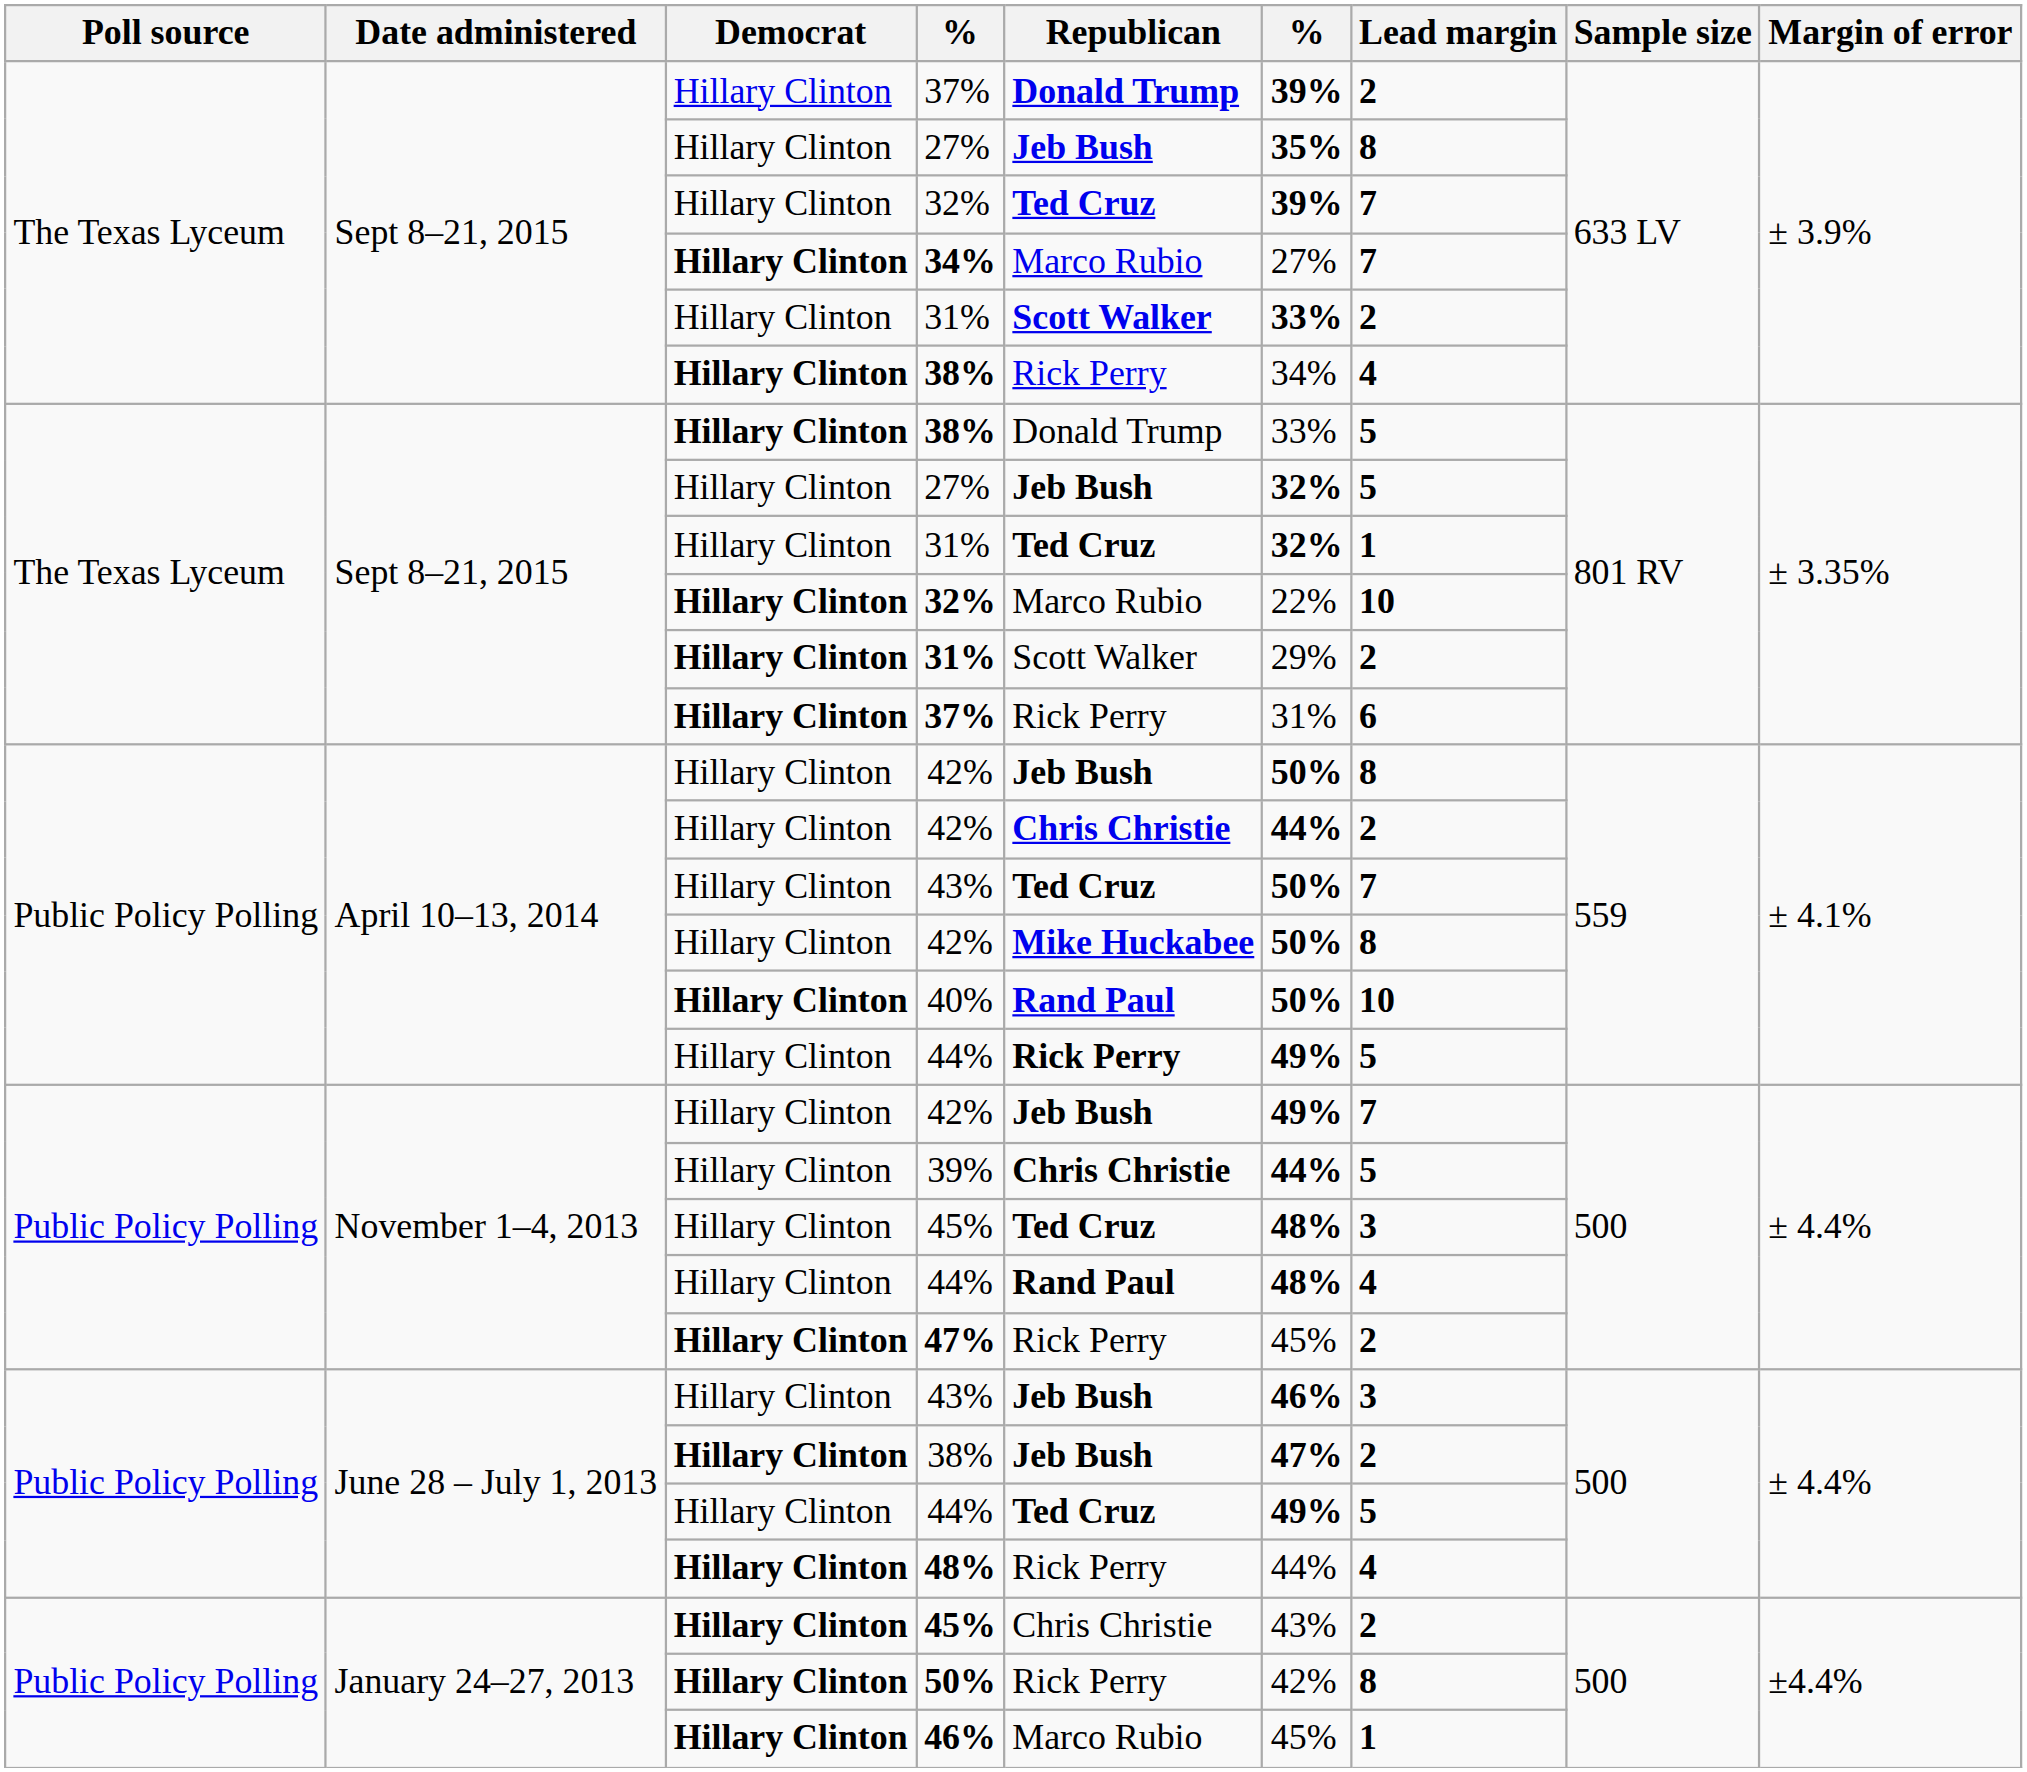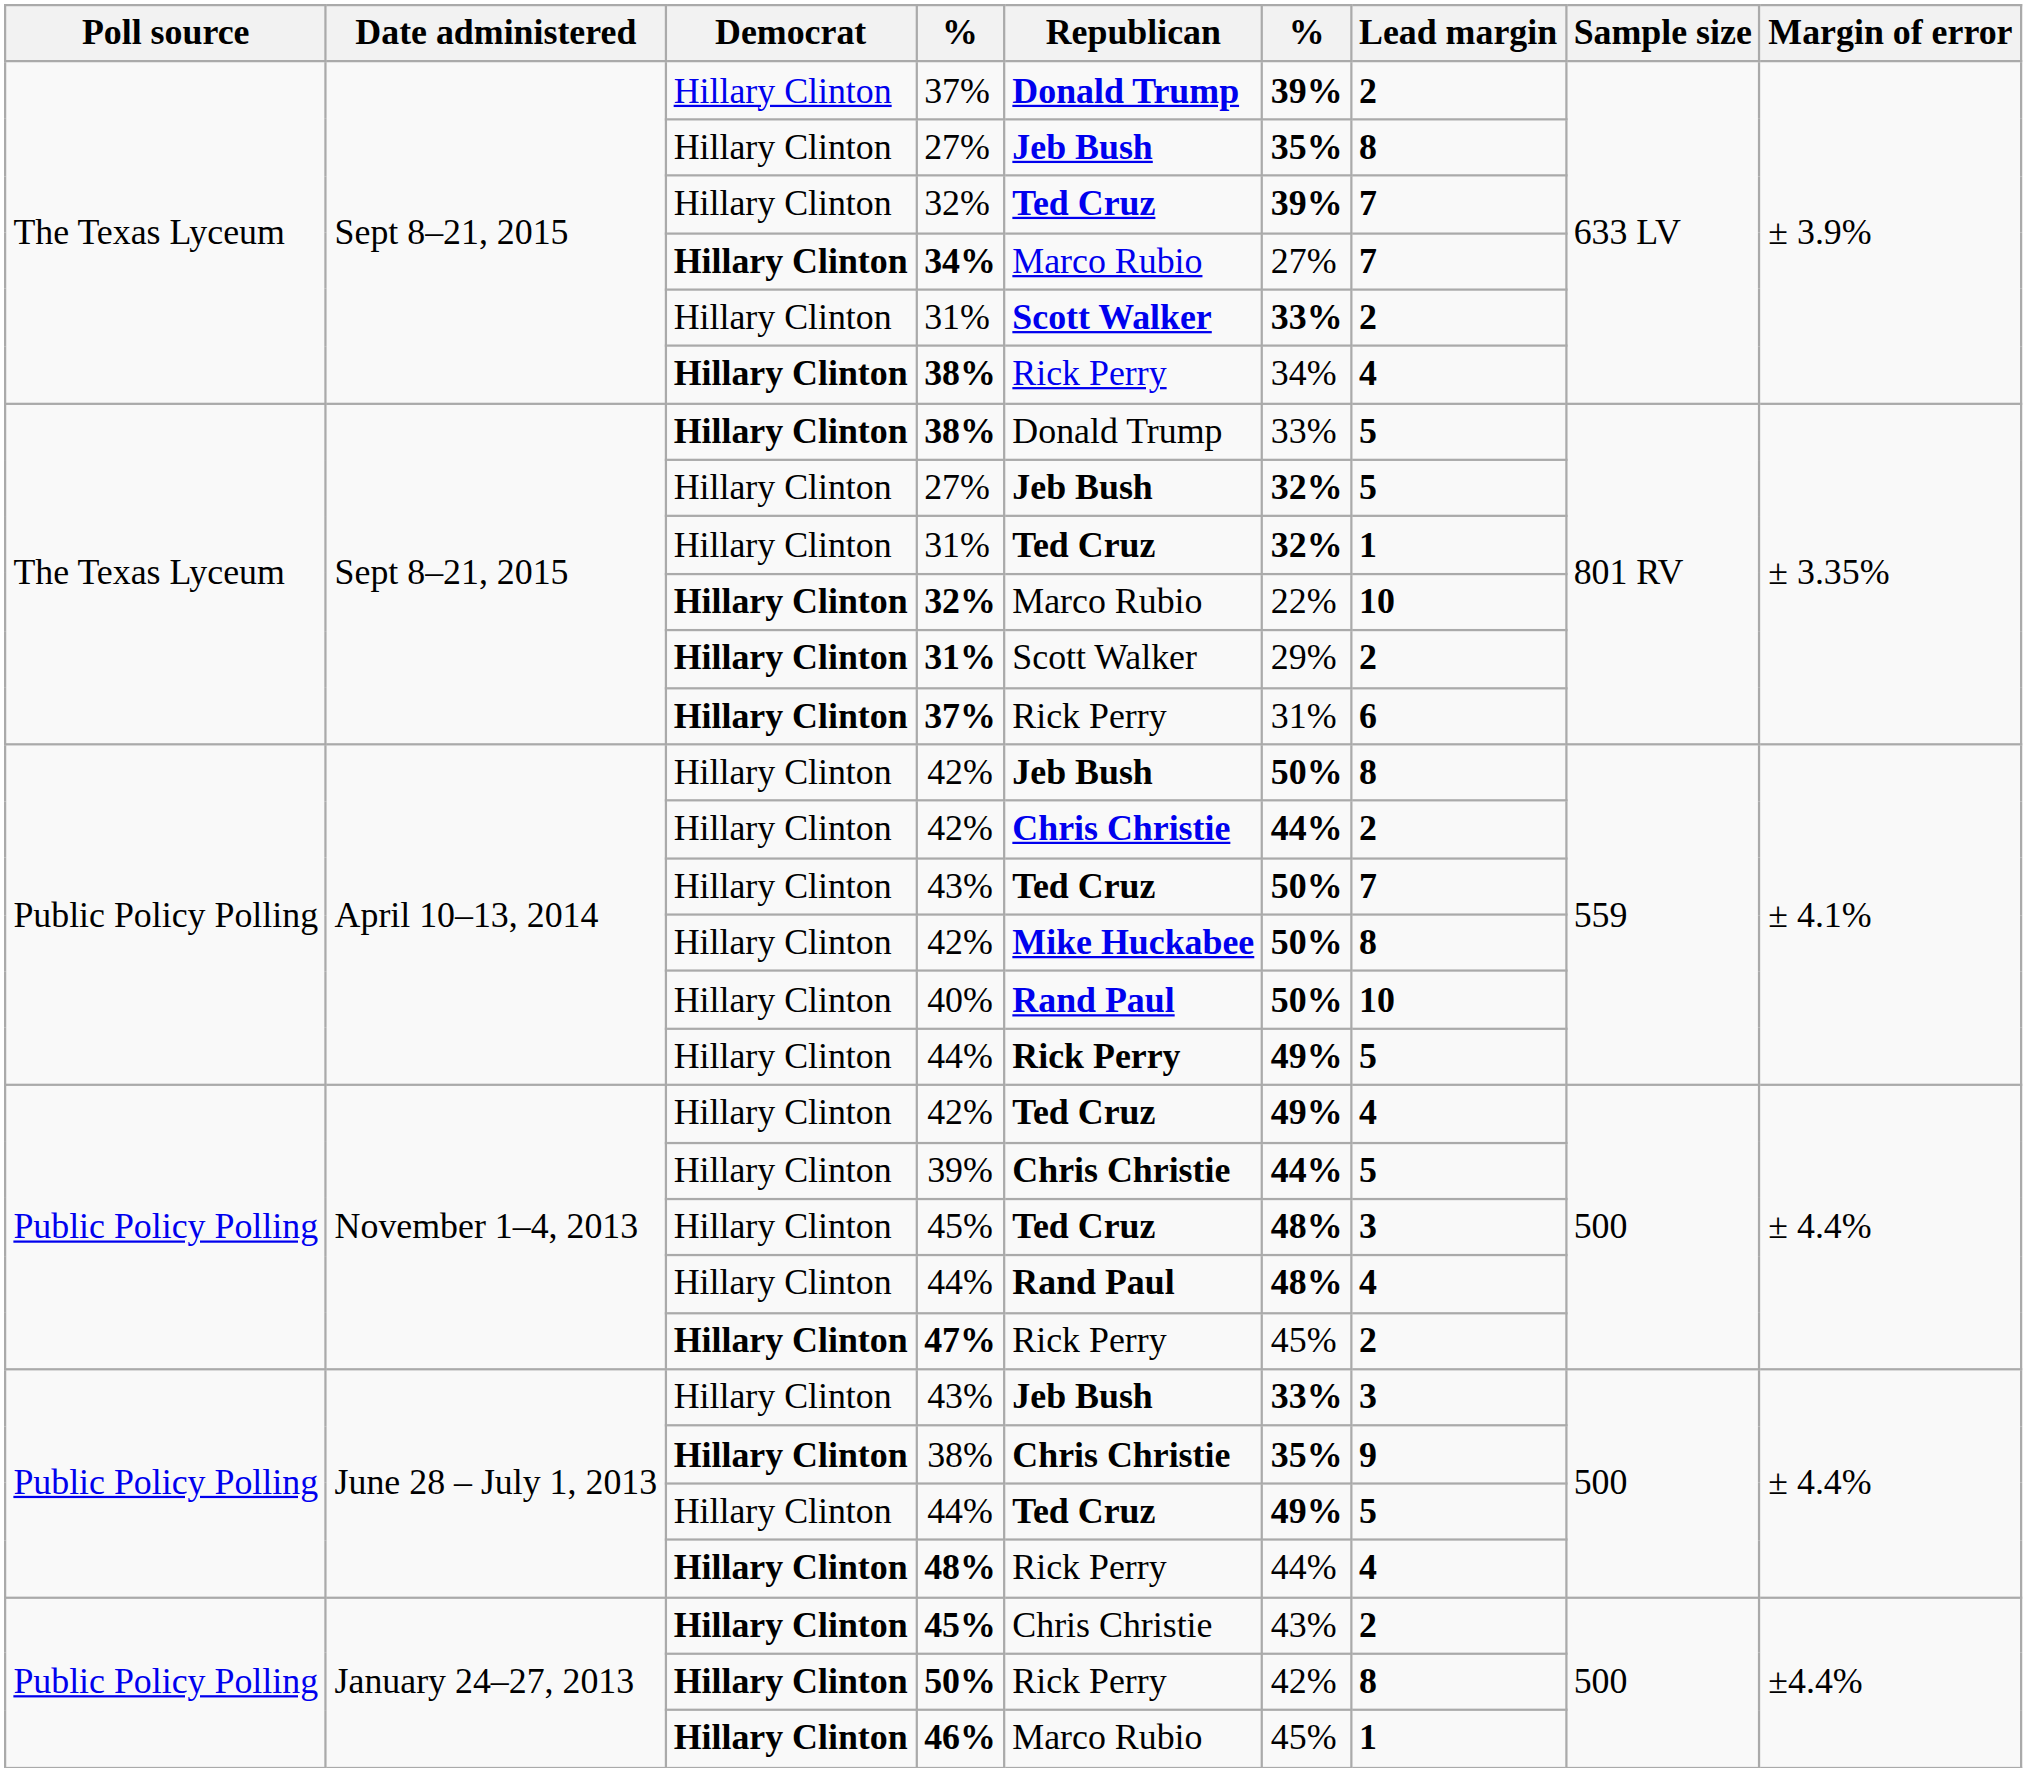(791, 999) bold -> (783, 999) normal
(1083, 1112) Jeb Bush -> (1084, 1112) Ted Cruz
(1368, 1112) 7 -> (1368, 1112) 4
(1307, 1397) 46% -> (1307, 1397) 33%
(1083, 1453) Jeb Bush -> (1121, 1453) Chris Christie
(1307, 1453) 47% -> (1307, 1453) 35%
(1368, 1453) 2 -> (1368, 1453) 9
